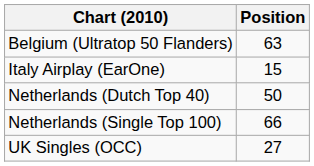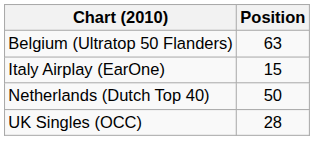- row: (115, 122)
(273, 148) 27 -> (273, 122) 28
